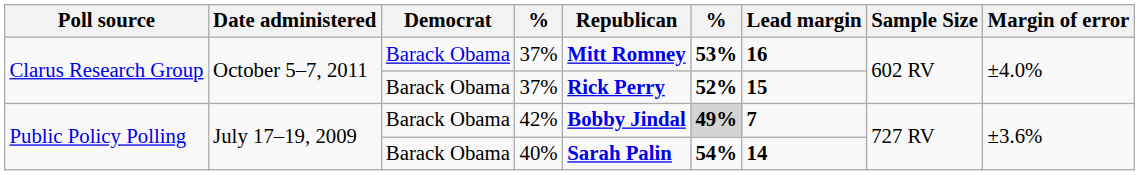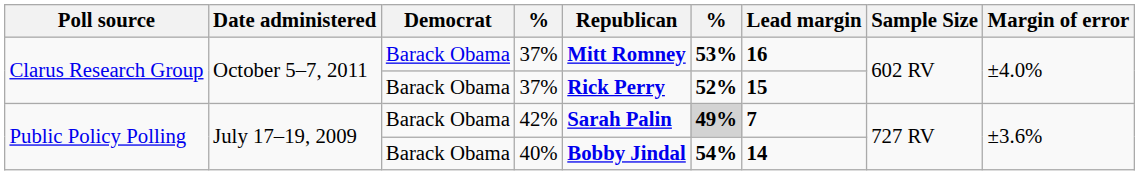(627, 119) Bobby Jindal -> (620, 119) Sarah Palin
(620, 152) Sarah Palin -> (627, 152) Bobby Jindal
